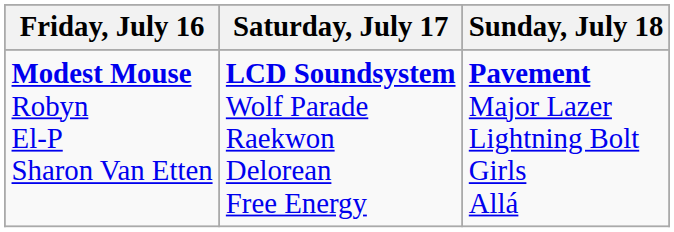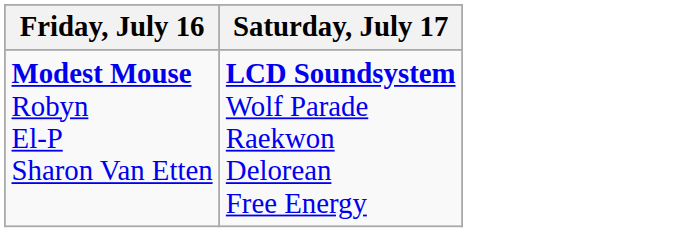- column: (566, 27)
